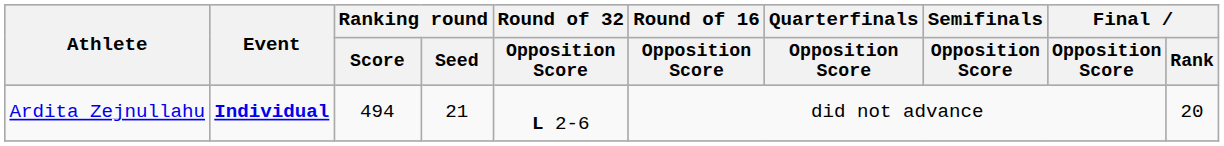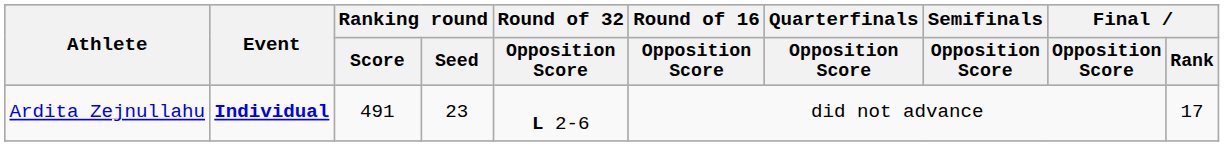(377, 113) 494 -> (377, 113) 491
(457, 113) 21 -> (457, 113) 23
(1192, 113) 20 -> (1192, 113) 17
